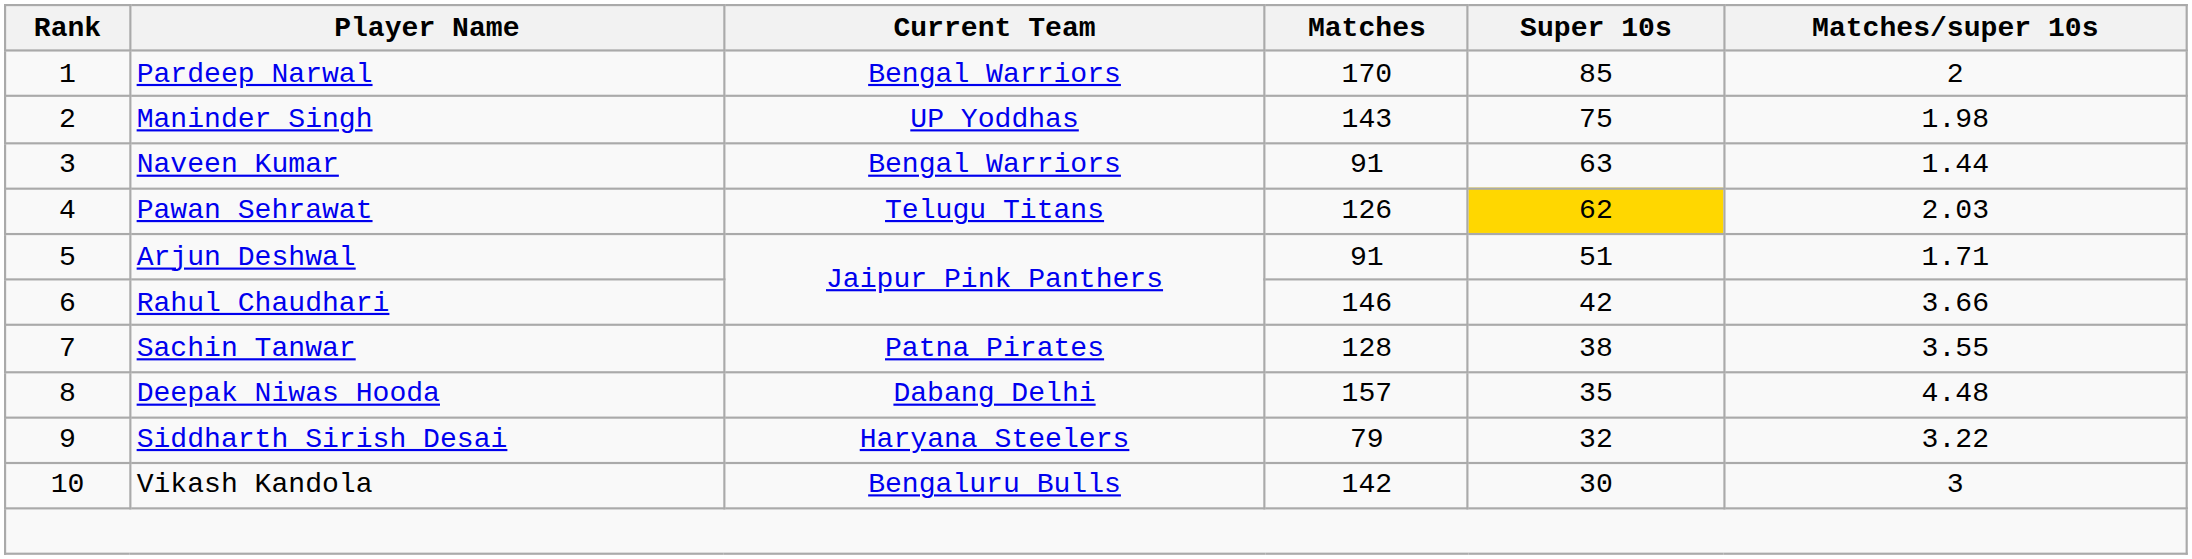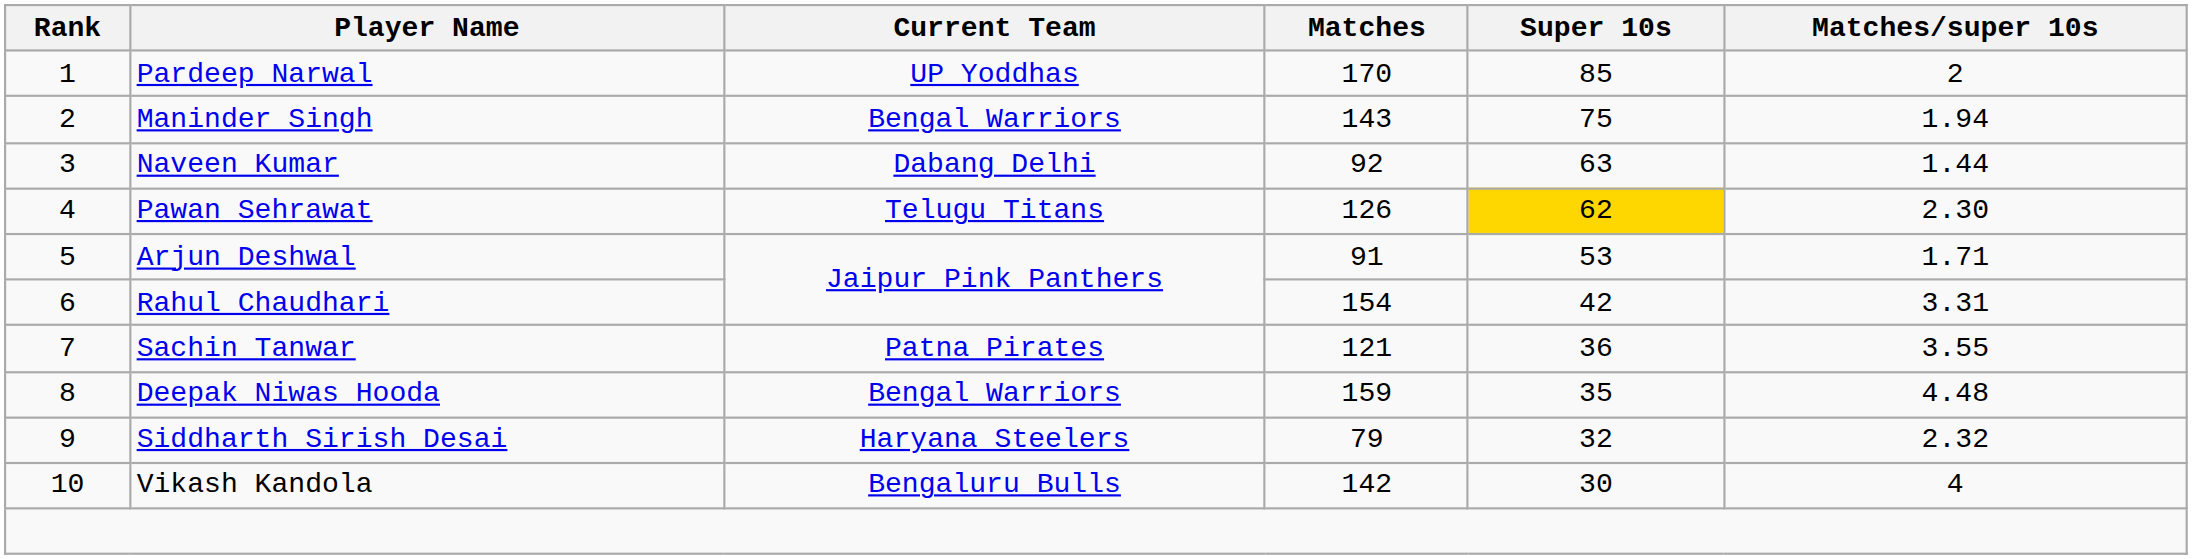(995, 74) Bengal Warriors -> (995, 74) UP Yoddhas
(995, 119) UP Yoddhas -> (995, 119) Bengal Warriors
(1955, 119) 1.98 -> (1955, 119) 1.94
(995, 165) Bengal Warriors -> (995, 165) Dabang Delhi
(1367, 165) 91 -> (1367, 165) 92
(1955, 211) 2.03 -> (1955, 211) 2.30
(1596, 257) 51 -> (1596, 257) 53
(1367, 303) 146 -> (1367, 303) 154
(1955, 303) 3.66 -> (1955, 303) 3.31
(1367, 348) 128 -> (1367, 348) 121
(1596, 348) 38 -> (1596, 348) 36
(995, 394) Dabang Delhi -> (995, 394) Bengal Warriors
(1367, 394) 157 -> (1367, 394) 159
(1955, 440) 3.22 -> (1955, 440) 2.32
(1955, 486) 3 -> (1955, 486) 4
